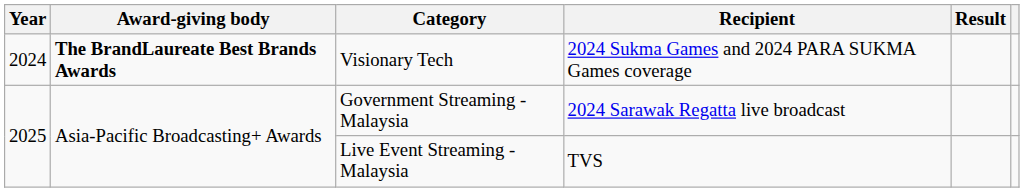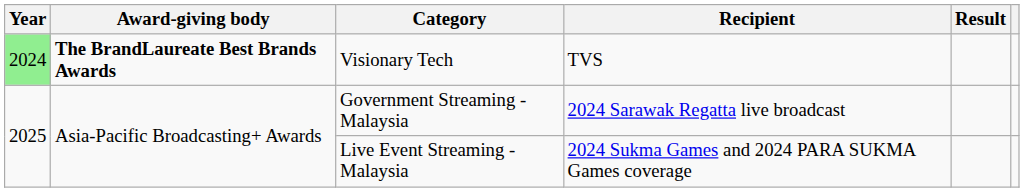(28, 59) no background -> (28, 59) lightgreen background
(742, 59) 2024 Sukma Games and 2024 PARA SUKMA Games coverage -> (585, 59) TVS
(585, 161) TVS -> (742, 161) 2024 Sukma Games and 2024 PARA SUKMA Games coverage
